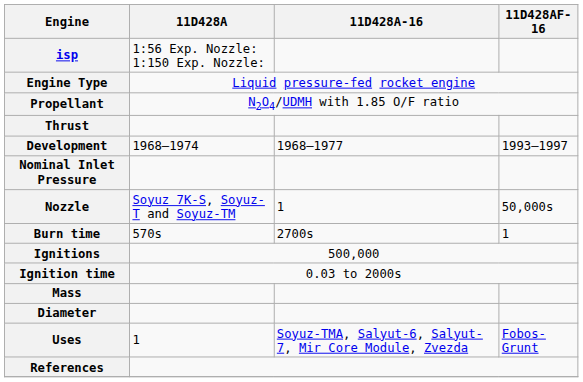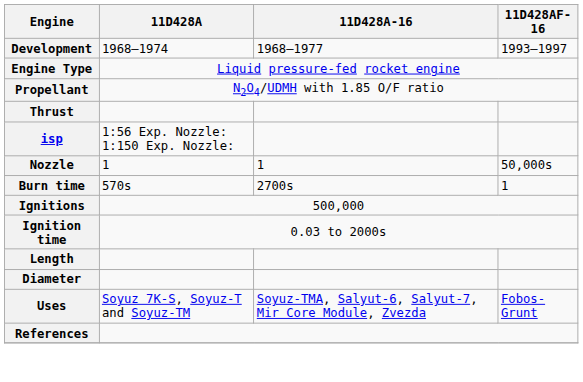rows swapped: (67, 146) <-> (67, 55)
- row: (67, 173)
(199, 207) Soyuz 7K-S, Soyuz-T and Soyuz-TM -> (106, 166) 1
- row: (67, 293)
+ row: (52, 259)
(136, 340) 1 -> (172, 306) Soyuz 7K-S, Soyuz-T and Soyuz-TM
